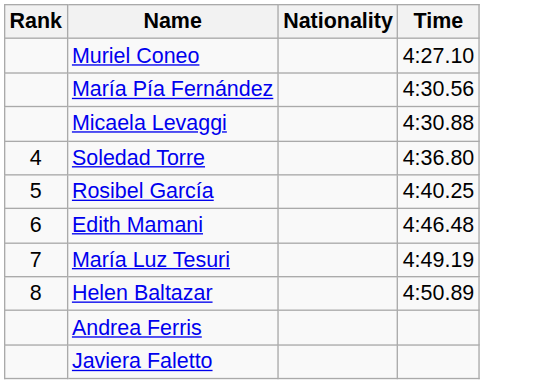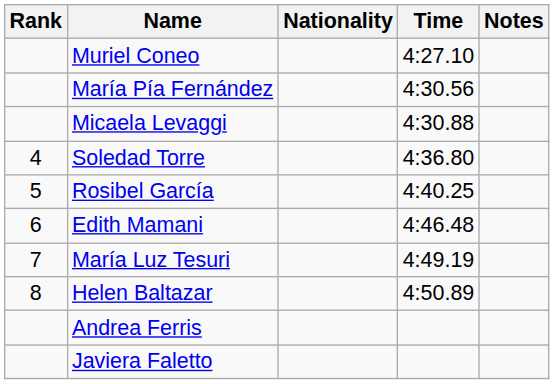+ column: (514, 21)
